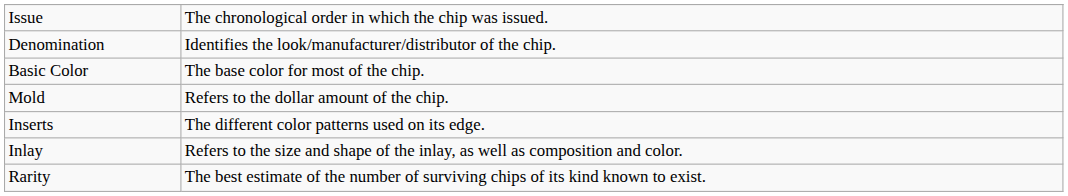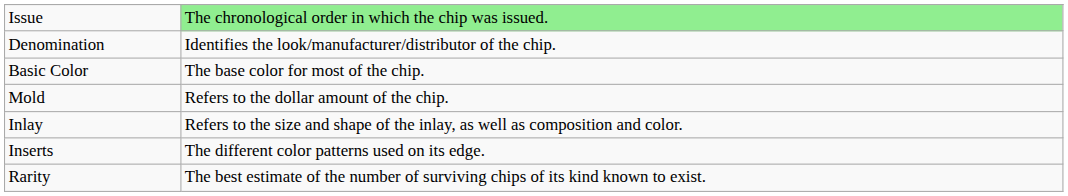(366, 17) no background -> (366, 17) lightgreen background
rows swapped: (31, 124) <-> (26, 151)
